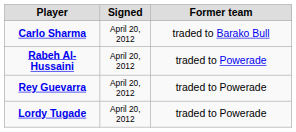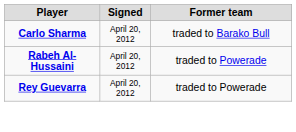- row: (52, 114)
